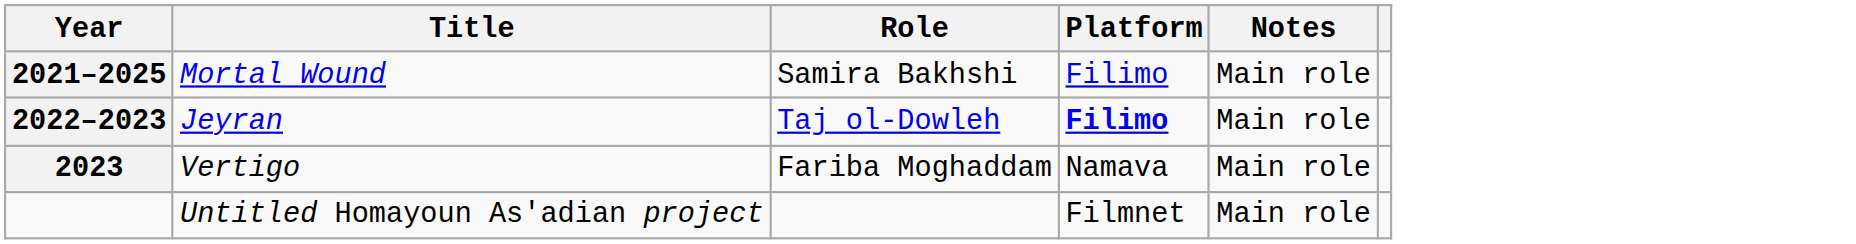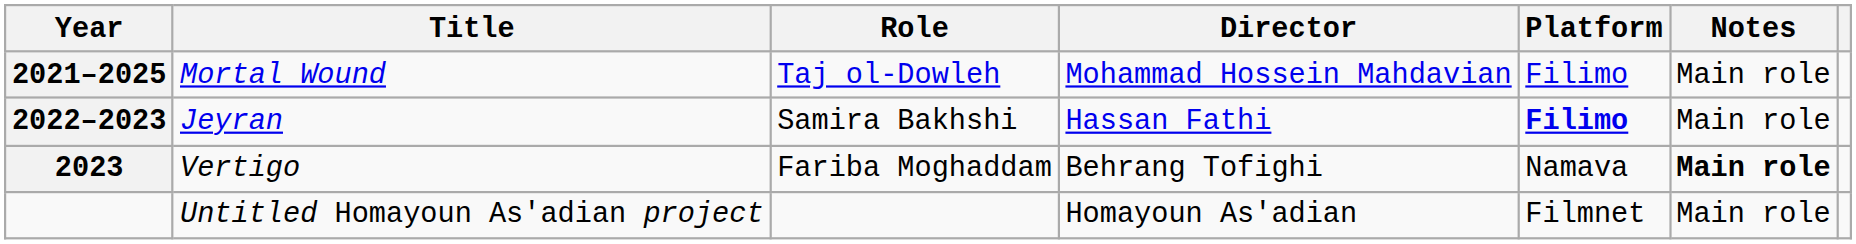+ column: (1289, 28)
(897, 75) Samira Bakhshi -> (889, 75) Taj ol-Dowleh
(889, 122) Taj ol-Dowleh -> (897, 122) Samira Bakhshi
(1294, 168) normal -> (1753, 168) bold
